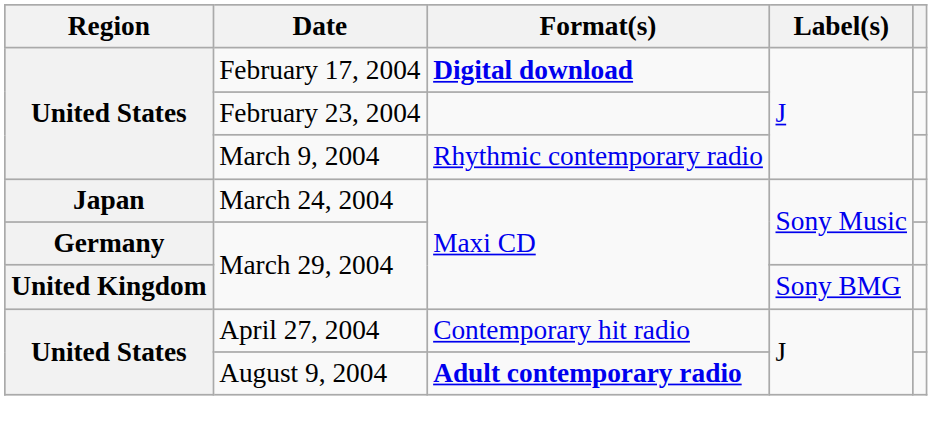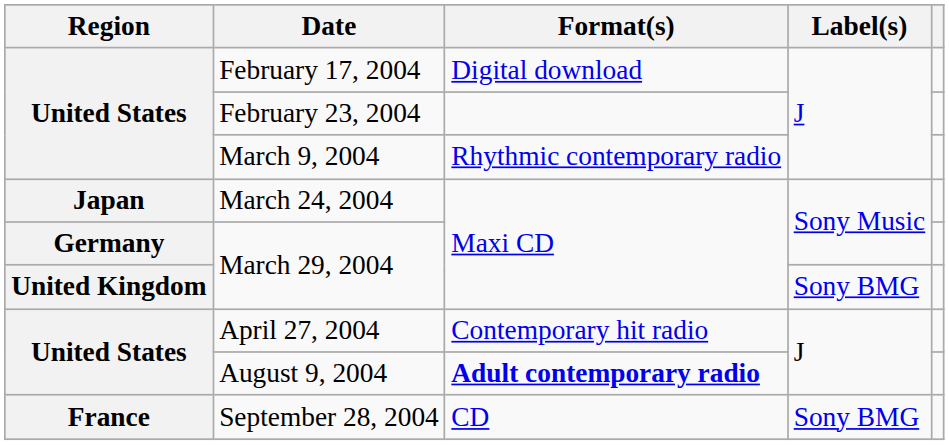(533, 69) bold -> (547, 69) normal
+ row: (109, 416)
